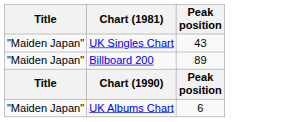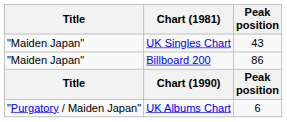(200, 60) 89 -> (257, 60) 86
(45, 108) "Maiden Japan" -> (74, 108) "Purgatory / Maiden Japan"
